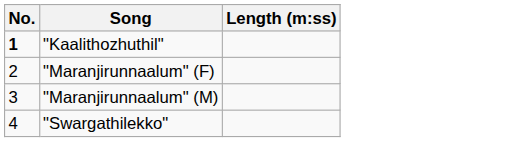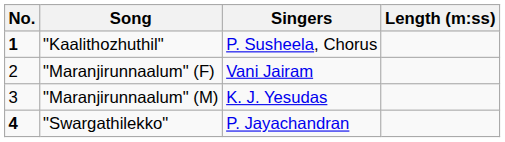+ column: (302, 18)
(13, 124) normal -> (13, 124) bold
